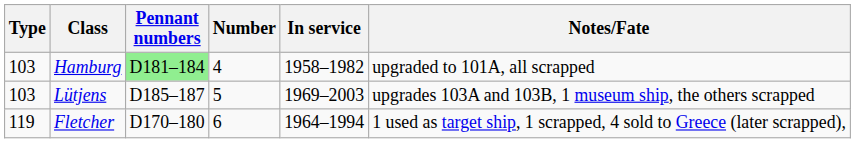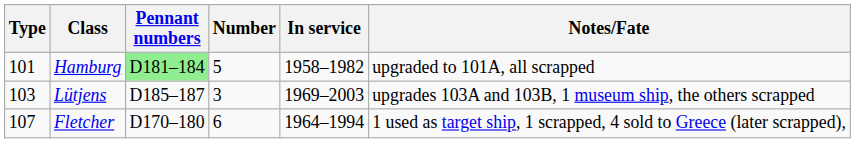(22, 66) 103 -> (22, 66) 101
(217, 66) 4 -> (217, 66) 5
(217, 94) 5 -> (217, 94) 3
(22, 123) 119 -> (22, 123) 107
